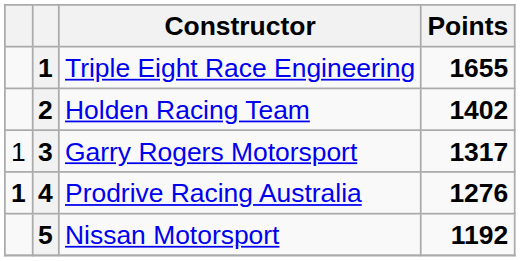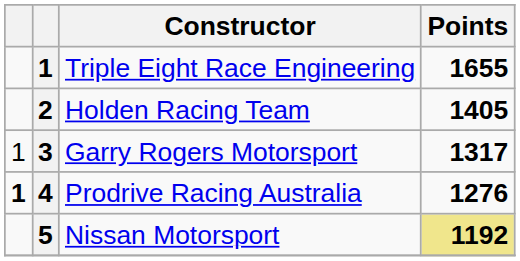(479, 110) 1402 -> (479, 110) 1405
(480, 235) no background -> (480, 235) khaki background
